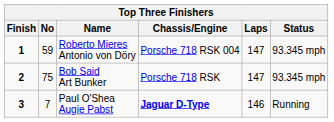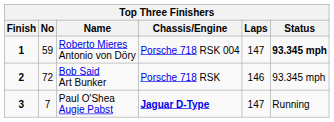(299, 50) normal -> (300, 50) bold
(48, 77) 75 -> (48, 77) 72
(256, 77) 147 -> (256, 77) 146
(256, 104) 146 -> (256, 104) 147
